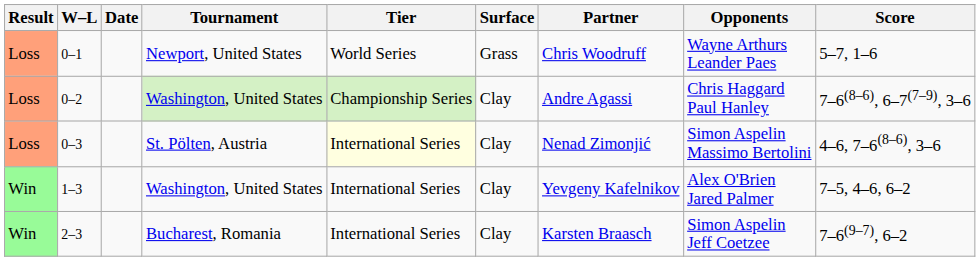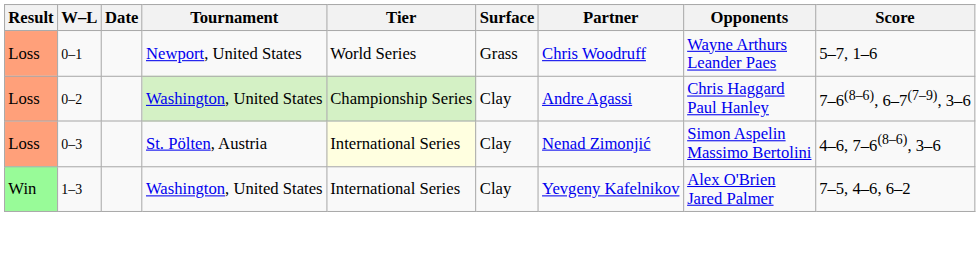- row: (72, 234)
